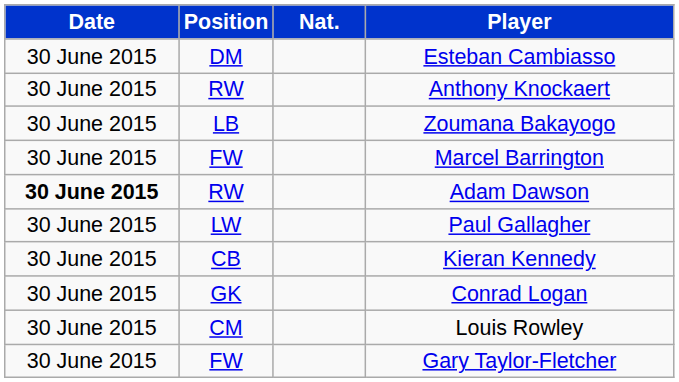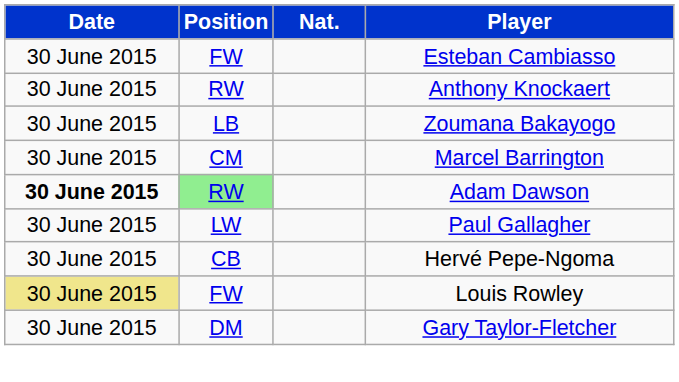(226, 56) DM -> (226, 56) FW
(226, 158) FW -> (226, 158) CM
(226, 192) no background -> (226, 192) lightgreen background
- row: (519, 259)
- row: (519, 293)
+ row: (519, 259)
(92, 327) no background -> (92, 293) khaki background
(226, 327) CM -> (226, 293) FW
(226, 361) FW -> (226, 327) DM
